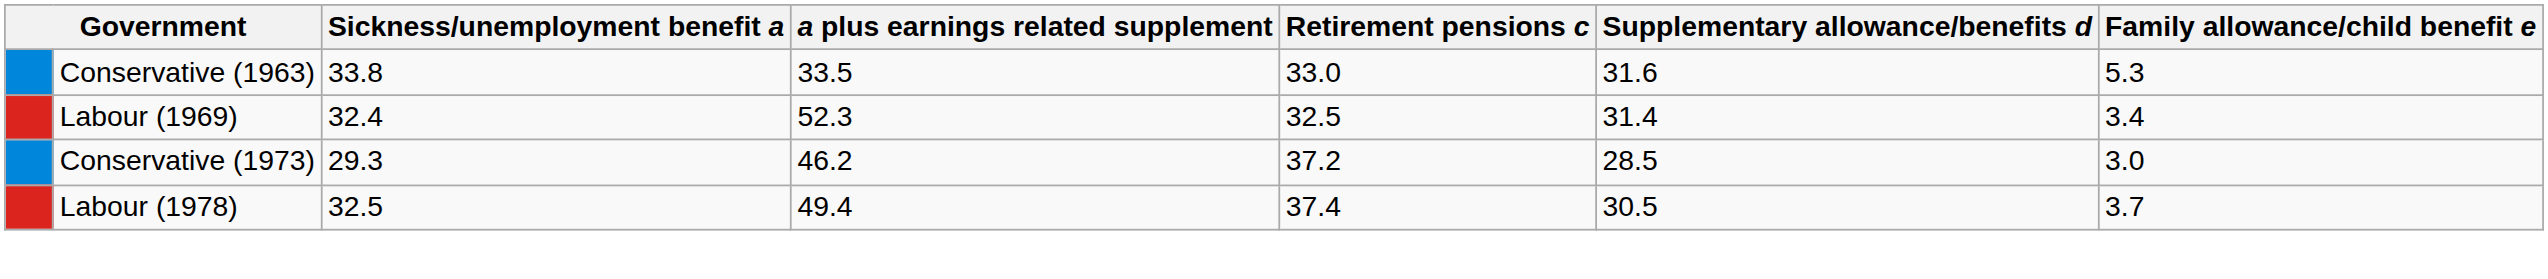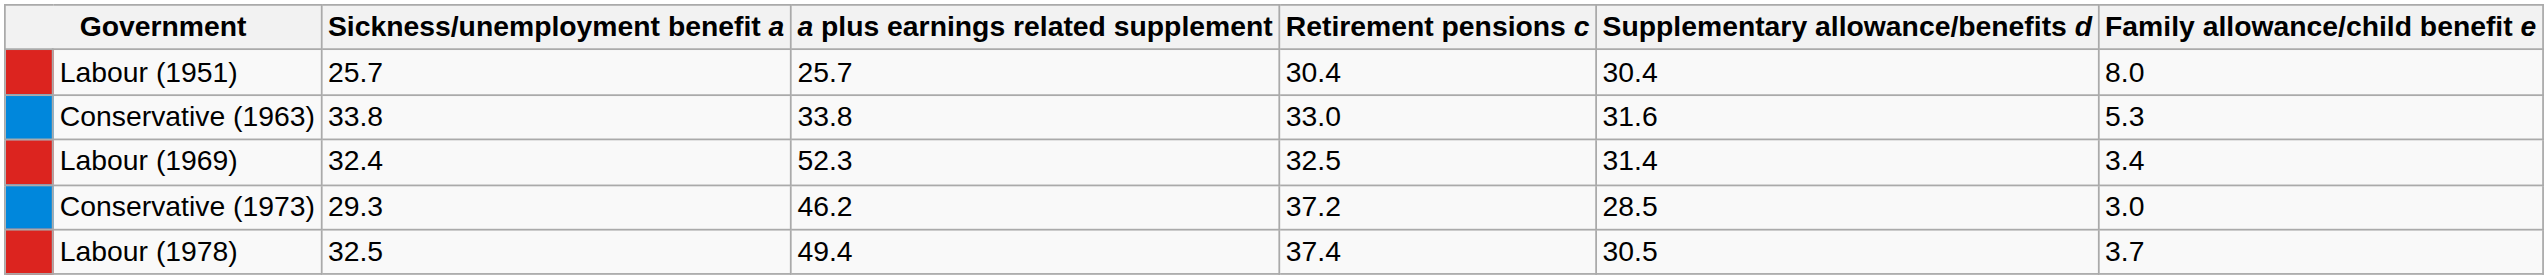+ row: (149, 71)
(825, 71) 33.5 -> (825, 116) 33.8
